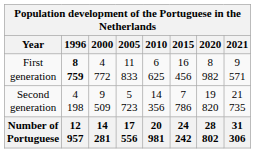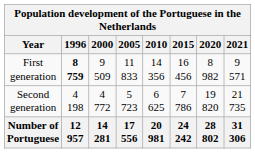(102, 70) 4 772 -> (102, 70) 9 509
(156, 70) 6 625 -> (156, 70) 14 356
(102, 101) 9 509 -> (102, 101) 4 772
(156, 101) 14 356 -> (156, 101) 6 625
